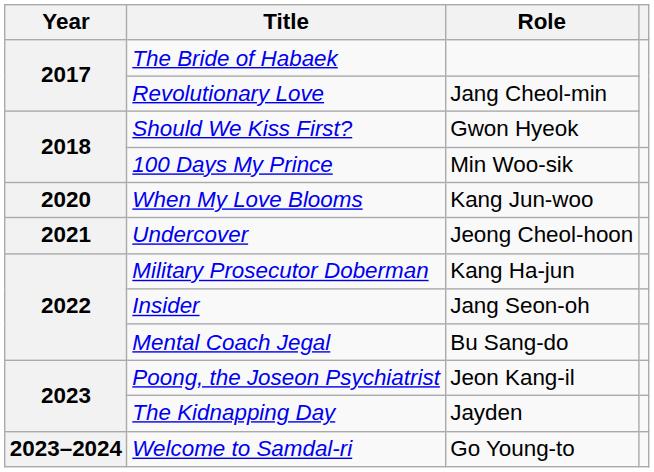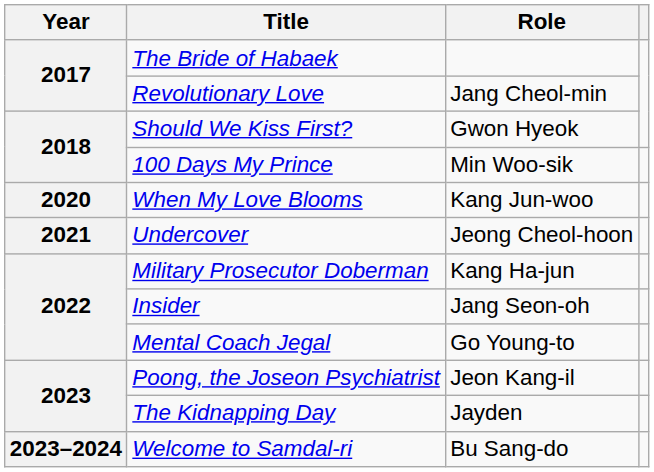(509, 341) Bu Sang-do -> (512, 341) Go Young-to
(512, 448) Go Young-to -> (509, 448) Bu Sang-do
